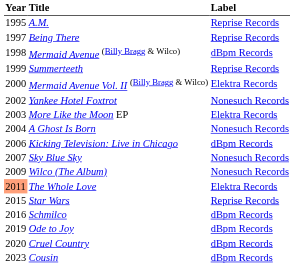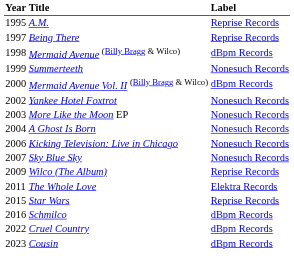(245, 68) Reprise Records -> (250, 68) Nonesuch Records
(244, 84) Elektra Records -> (242, 84) dBpm Records
(244, 114) Elektra Records -> (250, 114) Nonesuch Records
(242, 143) dBpm Records -> (250, 143) Nonesuch Records
(250, 171) Nonesuch Records -> (245, 171) Reprise Records
(16, 186) lightsalmon background -> (16, 186) no background
- row: (51, 229)
(16, 243) 2020 -> (16, 229) 2022
